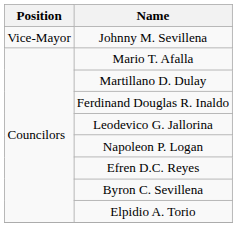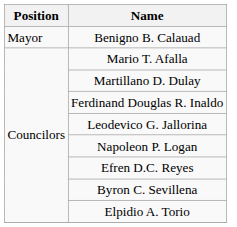+ row: (147, 37)
- row: (153, 37)
